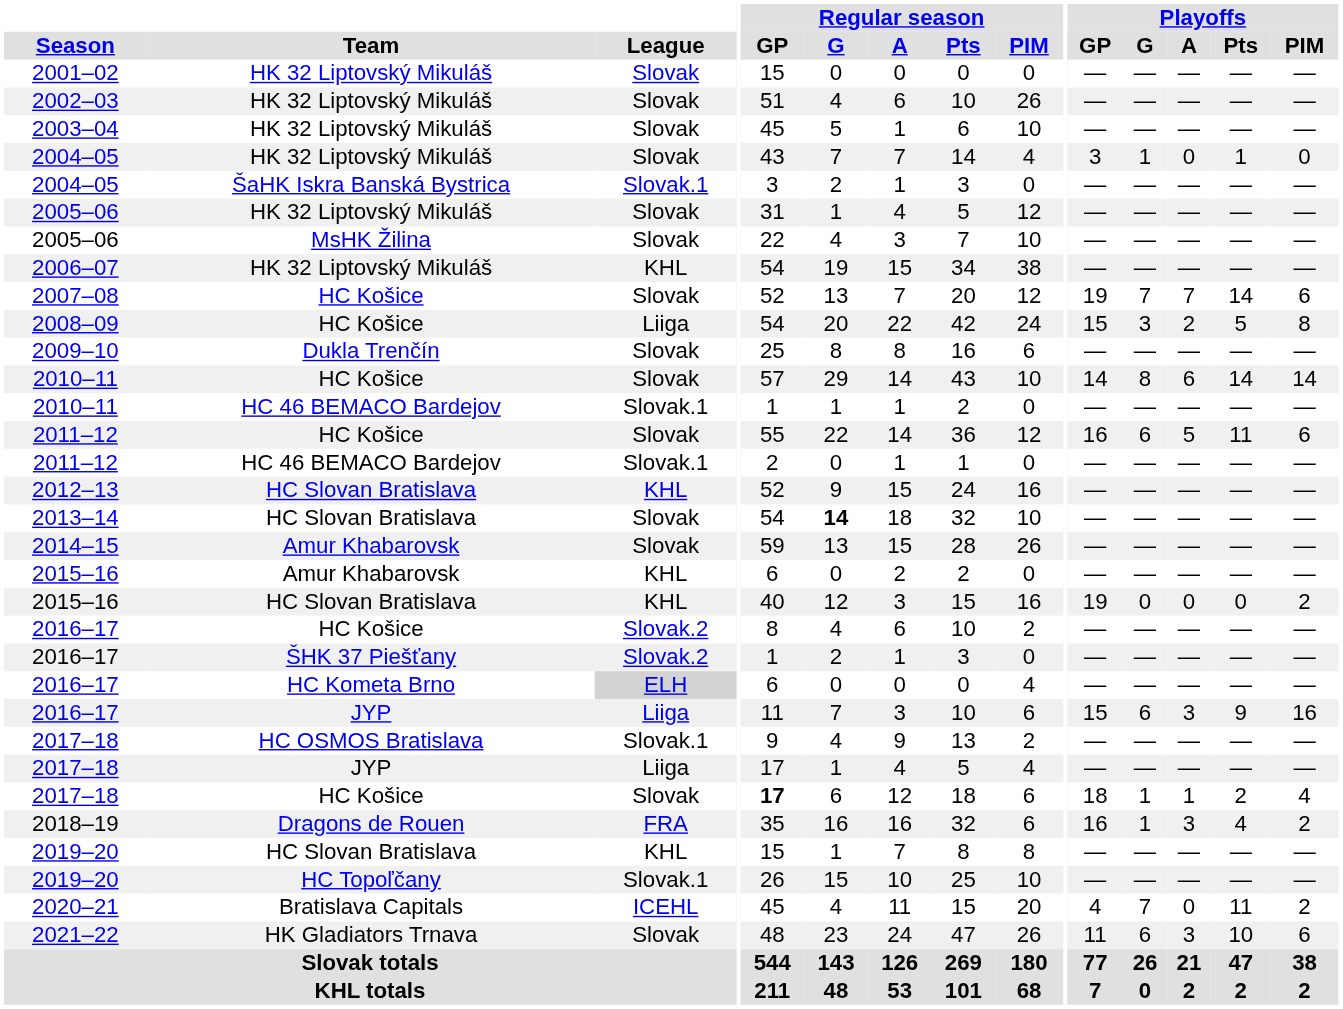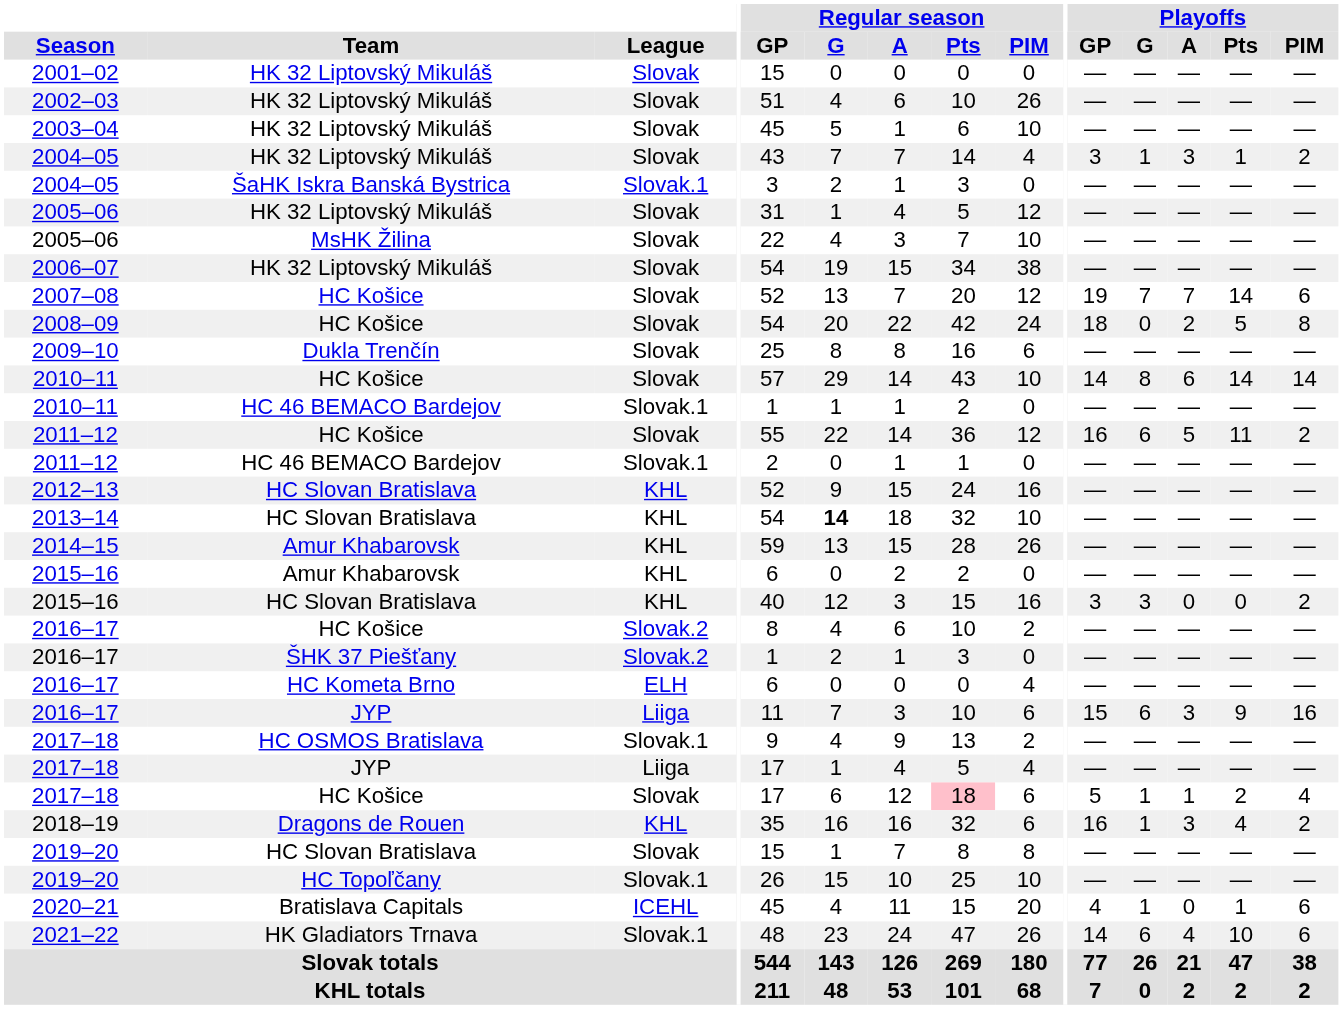(1189, 156) 0 -> (1189, 156) 3
(1305, 156) 0 -> (1305, 156) 2
(666, 267) KHL -> (666, 267) Slovak
(666, 323) Liiga -> (666, 323) Slovak
(1095, 323) 15 -> (1095, 323) 18
(1145, 323) 3 -> (1145, 323) 0
(1305, 434) 6 -> (1305, 434) 2
(666, 518) Slovak -> (666, 518) KHL
(666, 545) Slovak -> (666, 545) KHL
(1095, 601) 19 -> (1095, 601) 3
(1145, 601) 0 -> (1145, 601) 3
(666, 684) lightgrey background -> (666, 684) no background
(772, 796) bold -> (772, 796) normal
(963, 796) no background -> (963, 796) pink background
(1095, 796) 18 -> (1095, 796) 5
(666, 823) FRA -> (666, 823) KHL
(666, 851) KHL -> (666, 851) Slovak
(1145, 907) 7 -> (1145, 907) 1
(1241, 907) 11 -> (1241, 907) 1
(1305, 907) 2 -> (1305, 907) 6
(666, 935) Slovak -> (666, 935) Slovak.1
(1095, 935) 11 -> (1095, 935) 14
(1189, 935) 3 -> (1189, 935) 4
